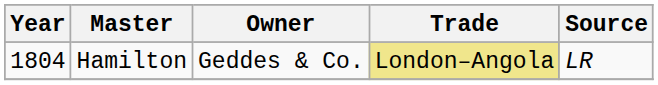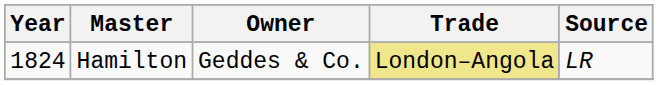(38, 61) 1804 -> (38, 61) 1824
